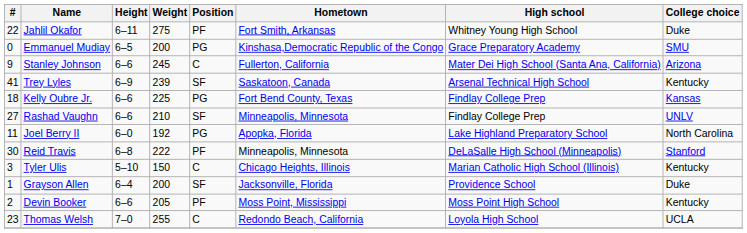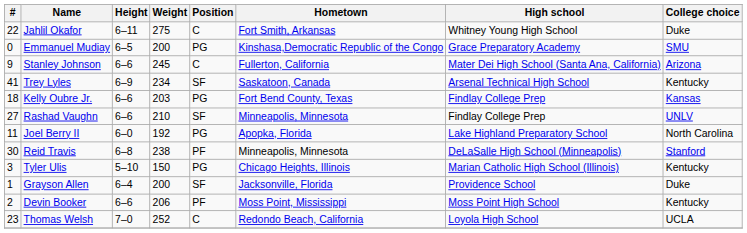(199, 30) PF -> (196, 30) C
(161, 82) 239 -> (161, 82) 234
(161, 99) 225 -> (161, 99) 203
(161, 151) 222 -> (161, 151) 238
(196, 168) C -> (200, 168) PG
(161, 202) 205 -> (161, 202) 206
(161, 220) 255 -> (161, 220) 252
